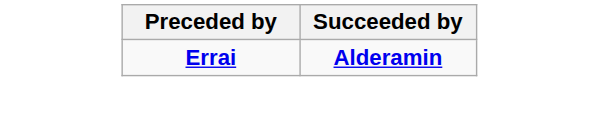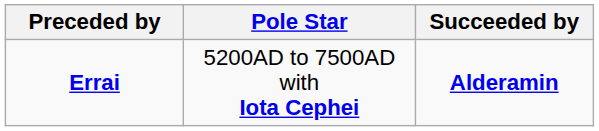+ column: (299, 22)
